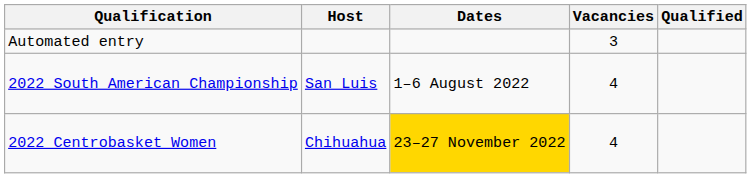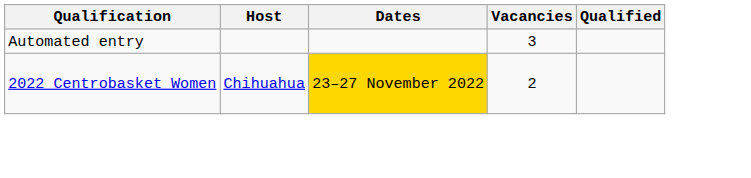- row: (153, 83)
(613, 143) 4 -> (532, 83) 2
